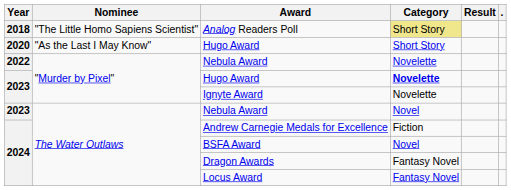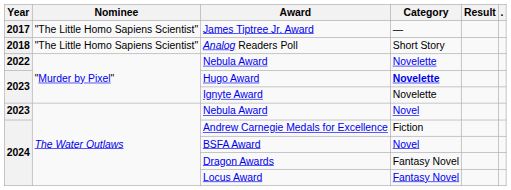+ row: (18, 29)
(419, 29) khaki background -> (419, 45) no background
- row: (18, 45)
